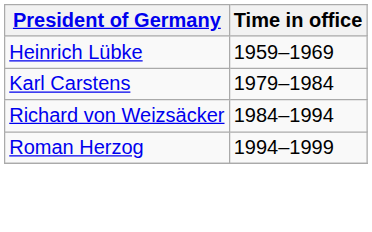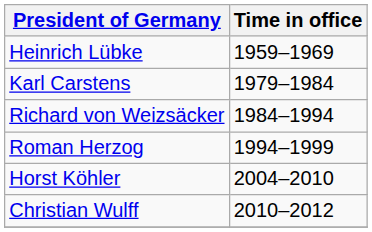+ row: (65, 178)
+ row: (74, 210)
